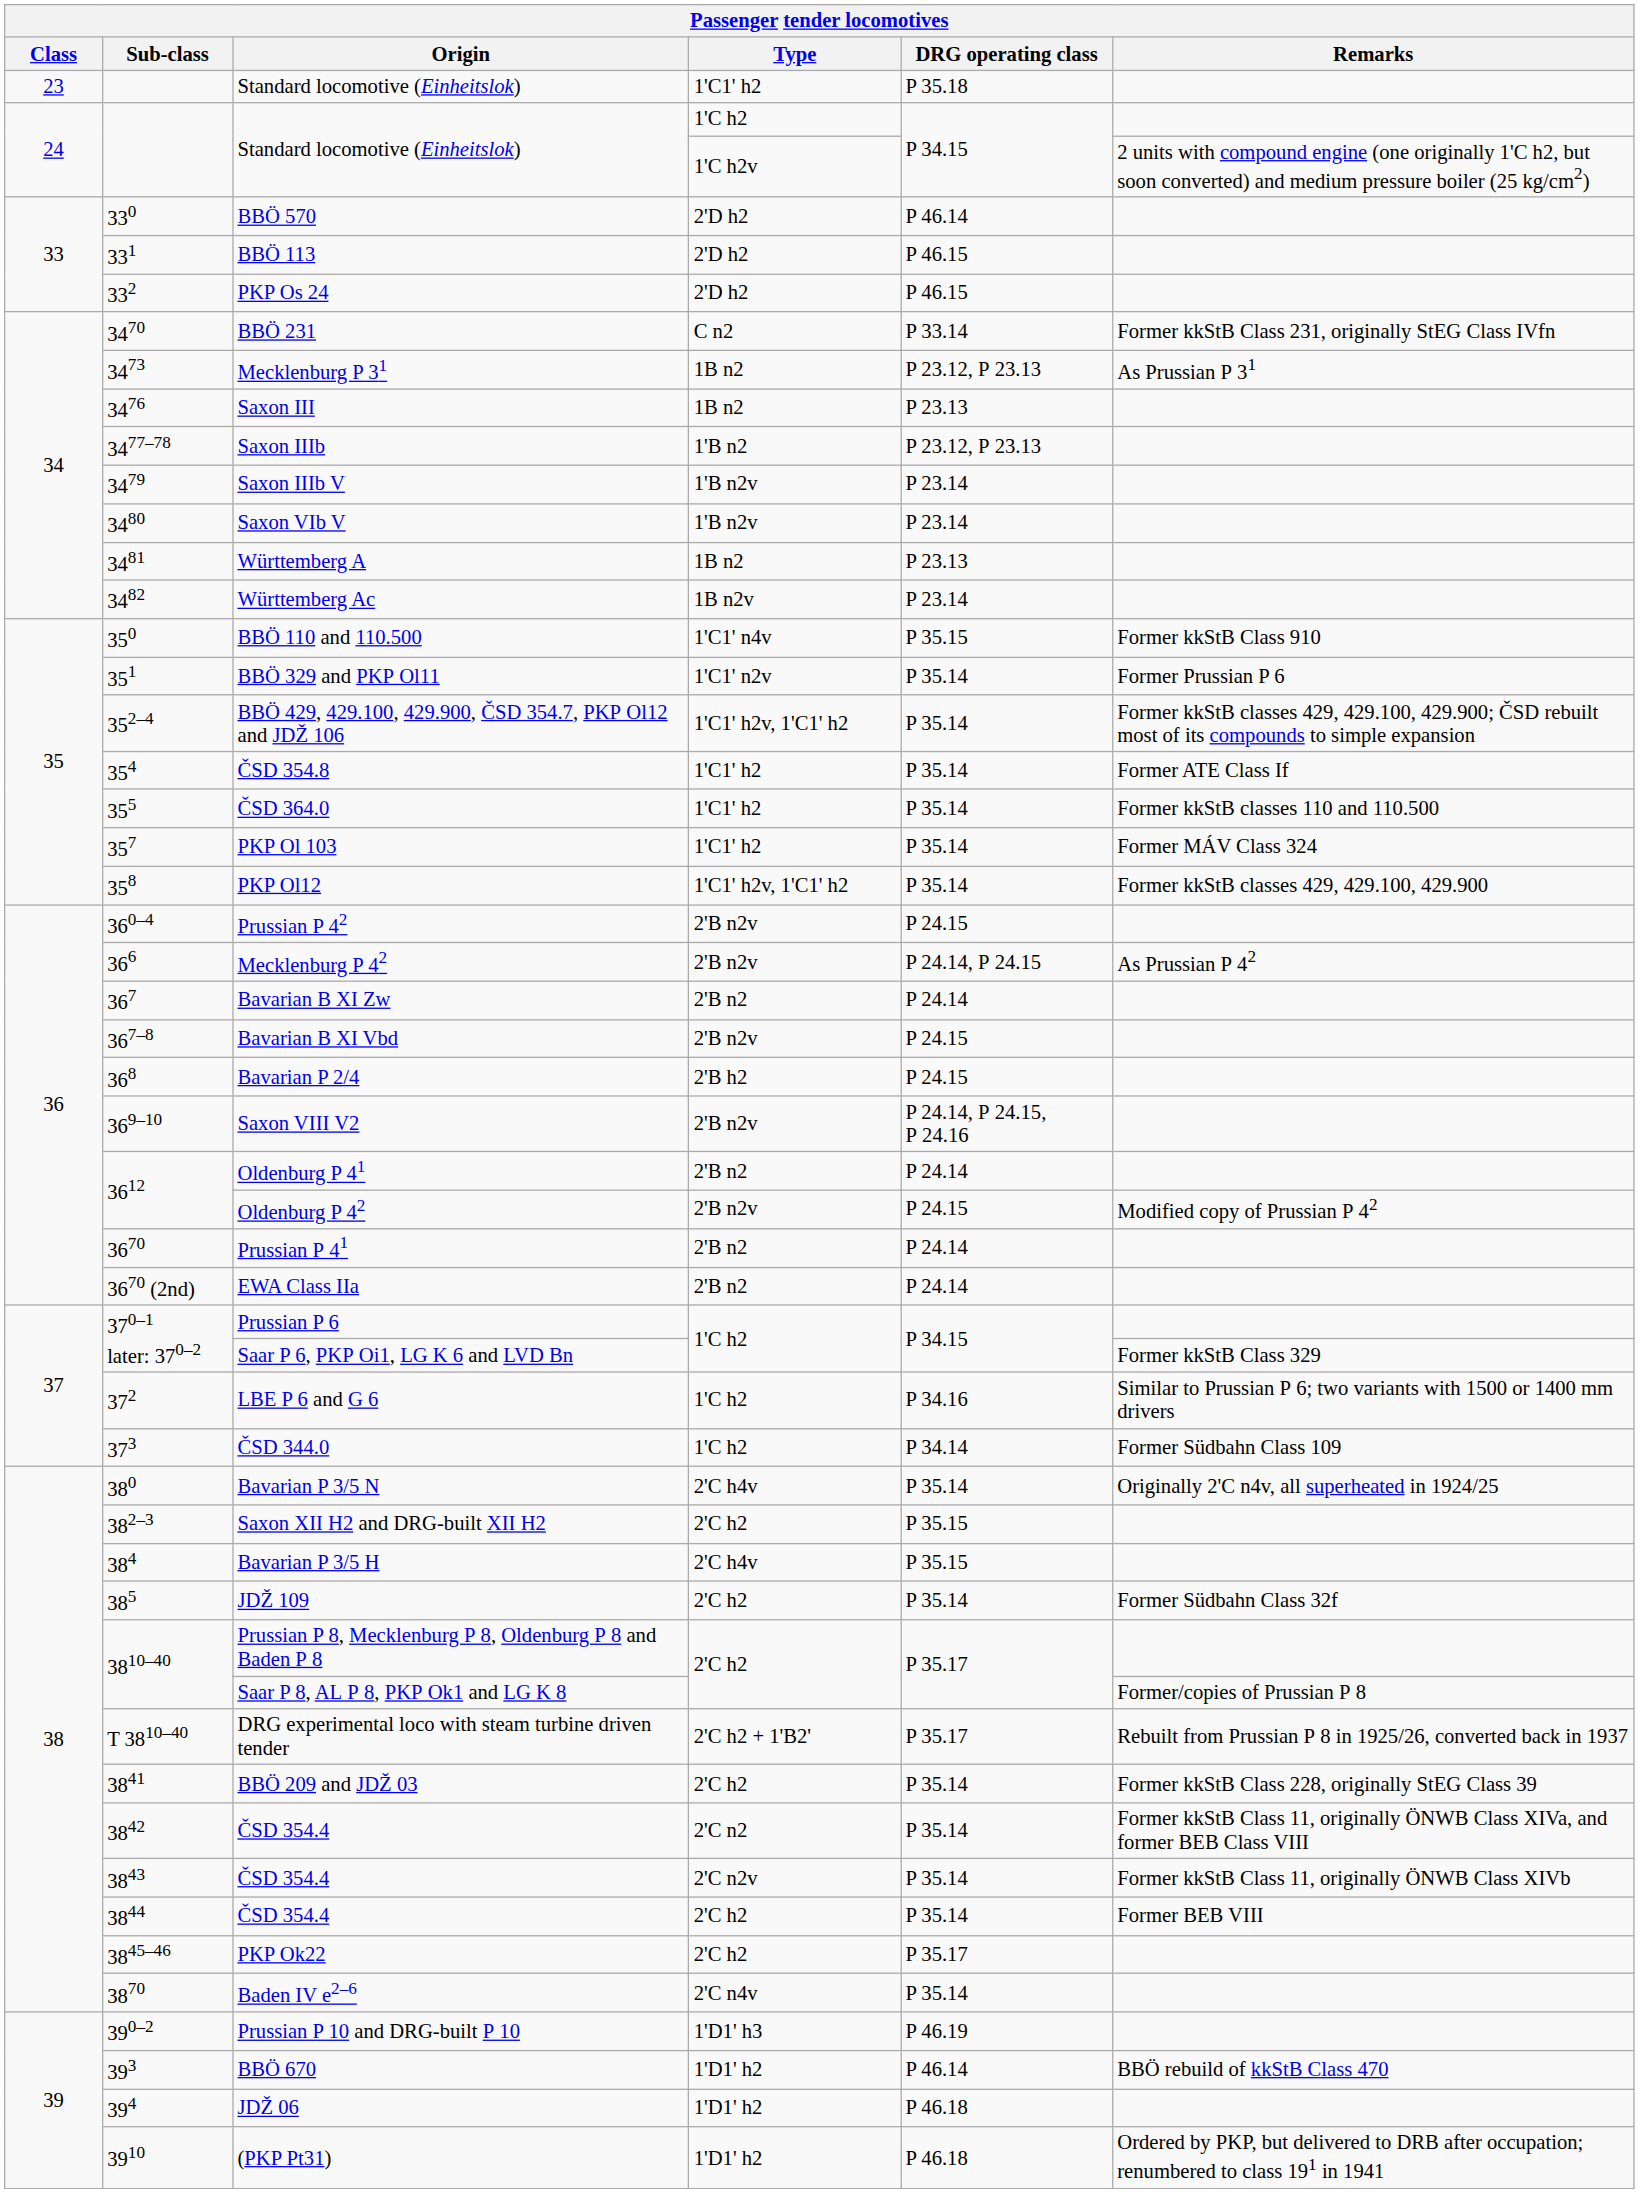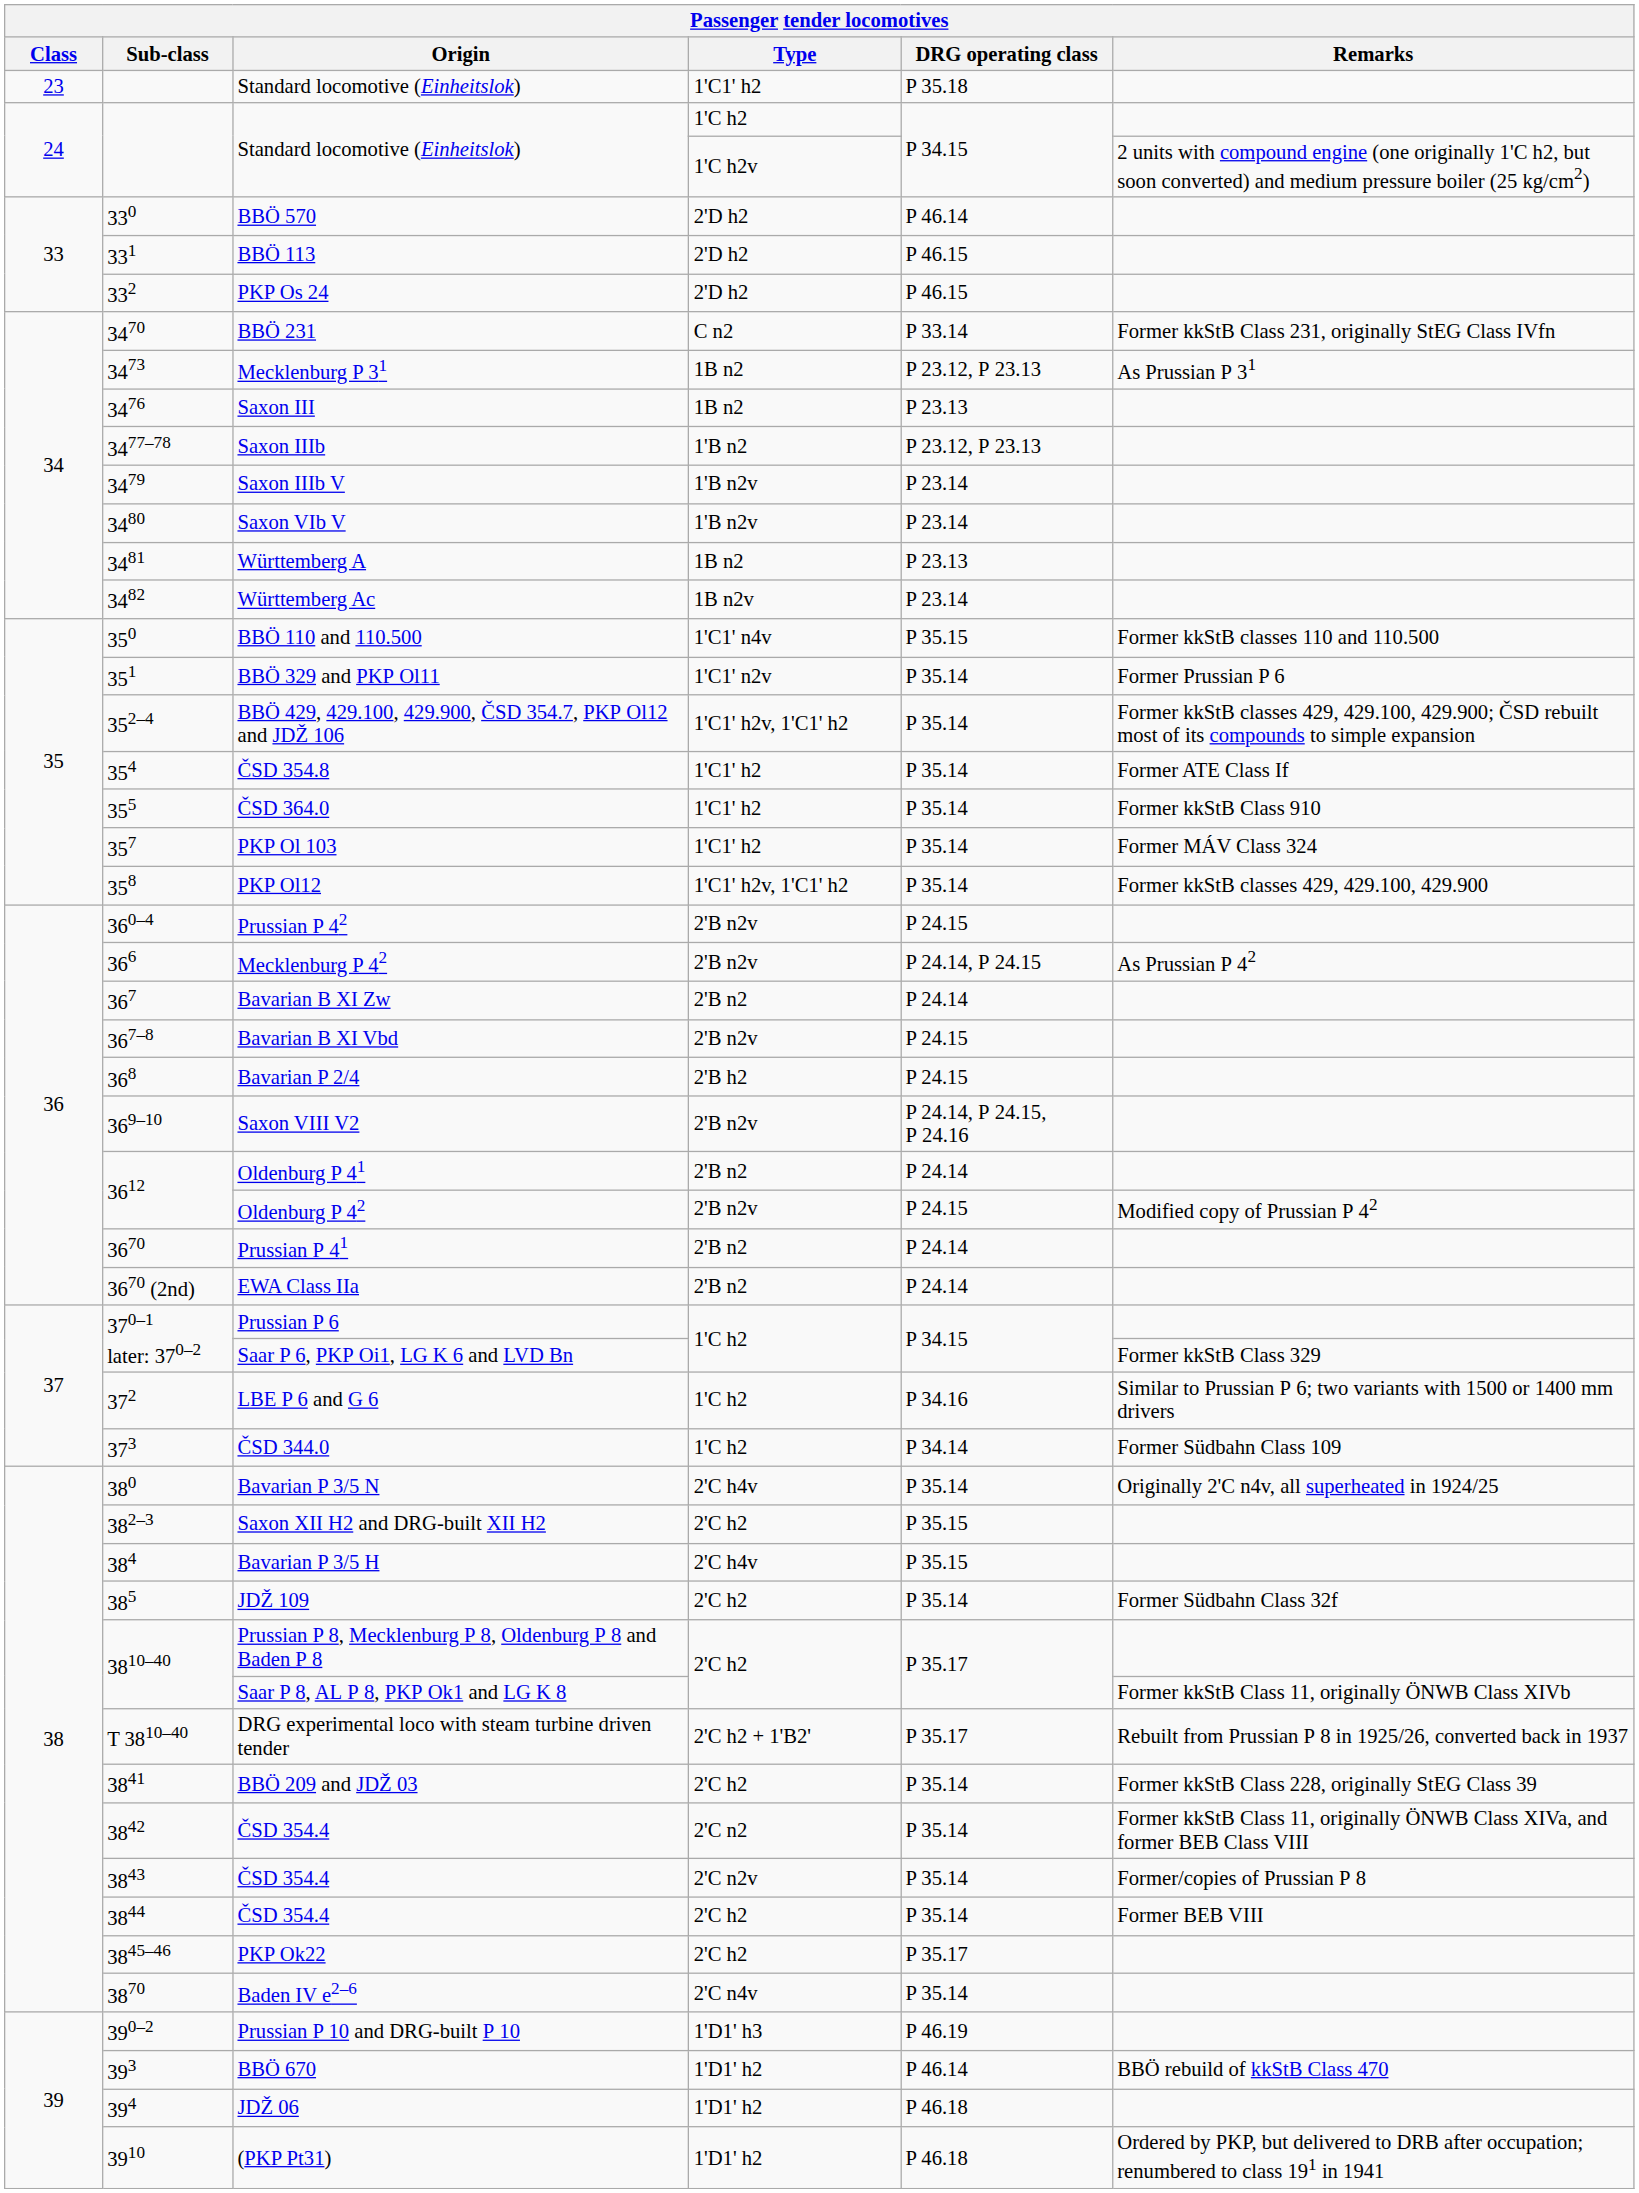(1219, 637) Former kkStB Class 910 -> (1278, 637) Former kkStB classes 110 and 110.500
(1278, 808) Former kkStB classes 110 and 110.500 -> (1219, 808) Former kkStB Class 910
(1242, 1692) Former/copies of Prussian P 8 -> (1344, 1692) Former kkStB Class 11, originally ÖNWB Class XIVb
(1344, 1877) Former kkStB Class 11, originally ÖNWB Class XIVb -> (1242, 1877) Former/copies of Prussian P 8
